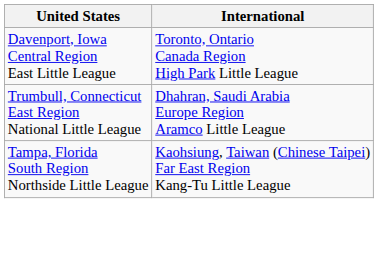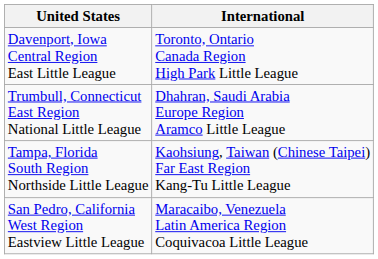+ row: (76, 225)
